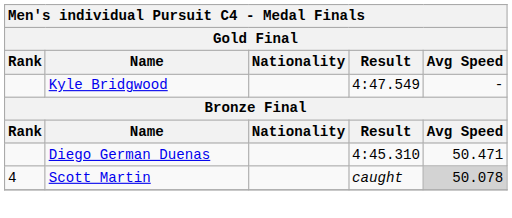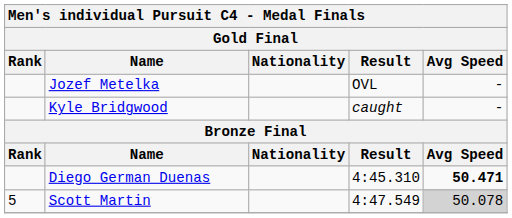+ row: (104, 85)
(386, 85) 4:47.549 -> (377, 108) caught
(478, 155) normal -> (478, 178) bold
(12, 178) 4 -> (12, 201) 5
(377, 178) caught -> (386, 201) 4:47.549
